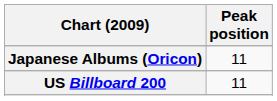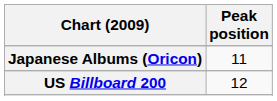(239, 82) 11 -> (239, 82) 12
